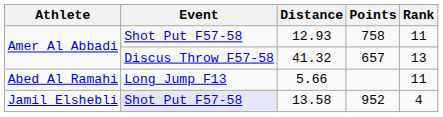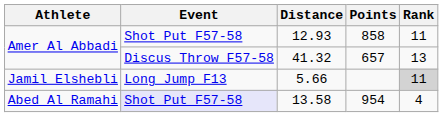(373, 37) 758 -> (373, 37) 858
(63, 79) Abed Al Ramahi -> (63, 79) Jamil Elshebli
(419, 79) no background -> (419, 79) lightgrey background
(63, 101) Jamil Elshebli -> (63, 101) Abed Al Ramahi
(373, 101) 952 -> (373, 101) 954
